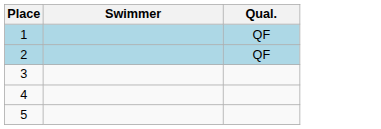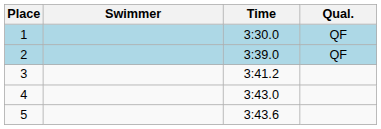+ column: (261, 14)
